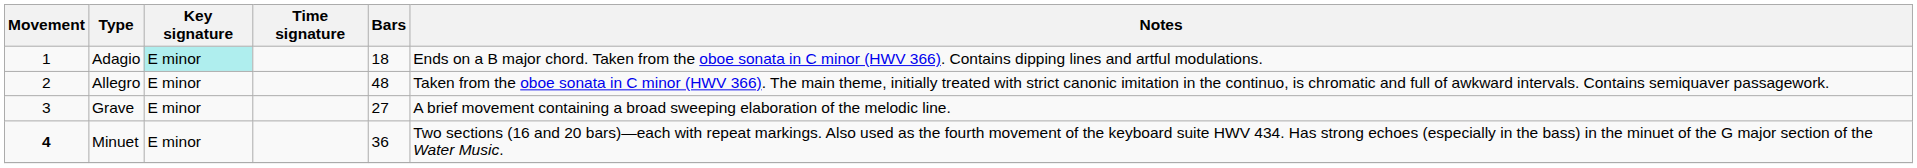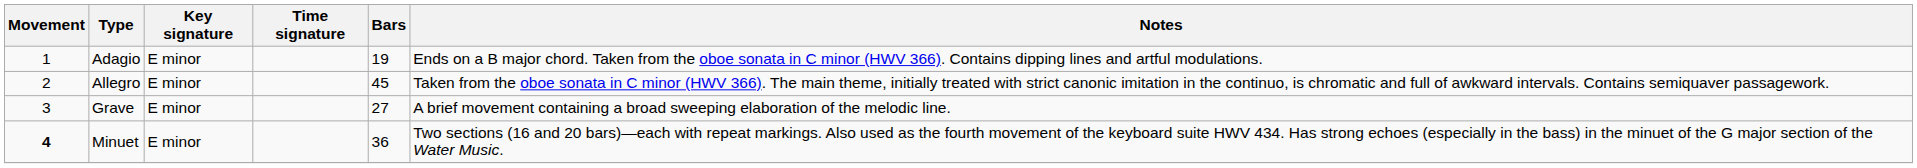(174, 58) paleturquoise background -> (174, 58) no background
(380, 58) 18 -> (380, 58) 19
(380, 83) 48 -> (380, 83) 45
